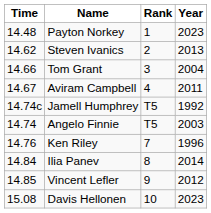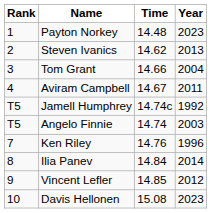columns swapped: (158, 13) <-> (25, 13)
